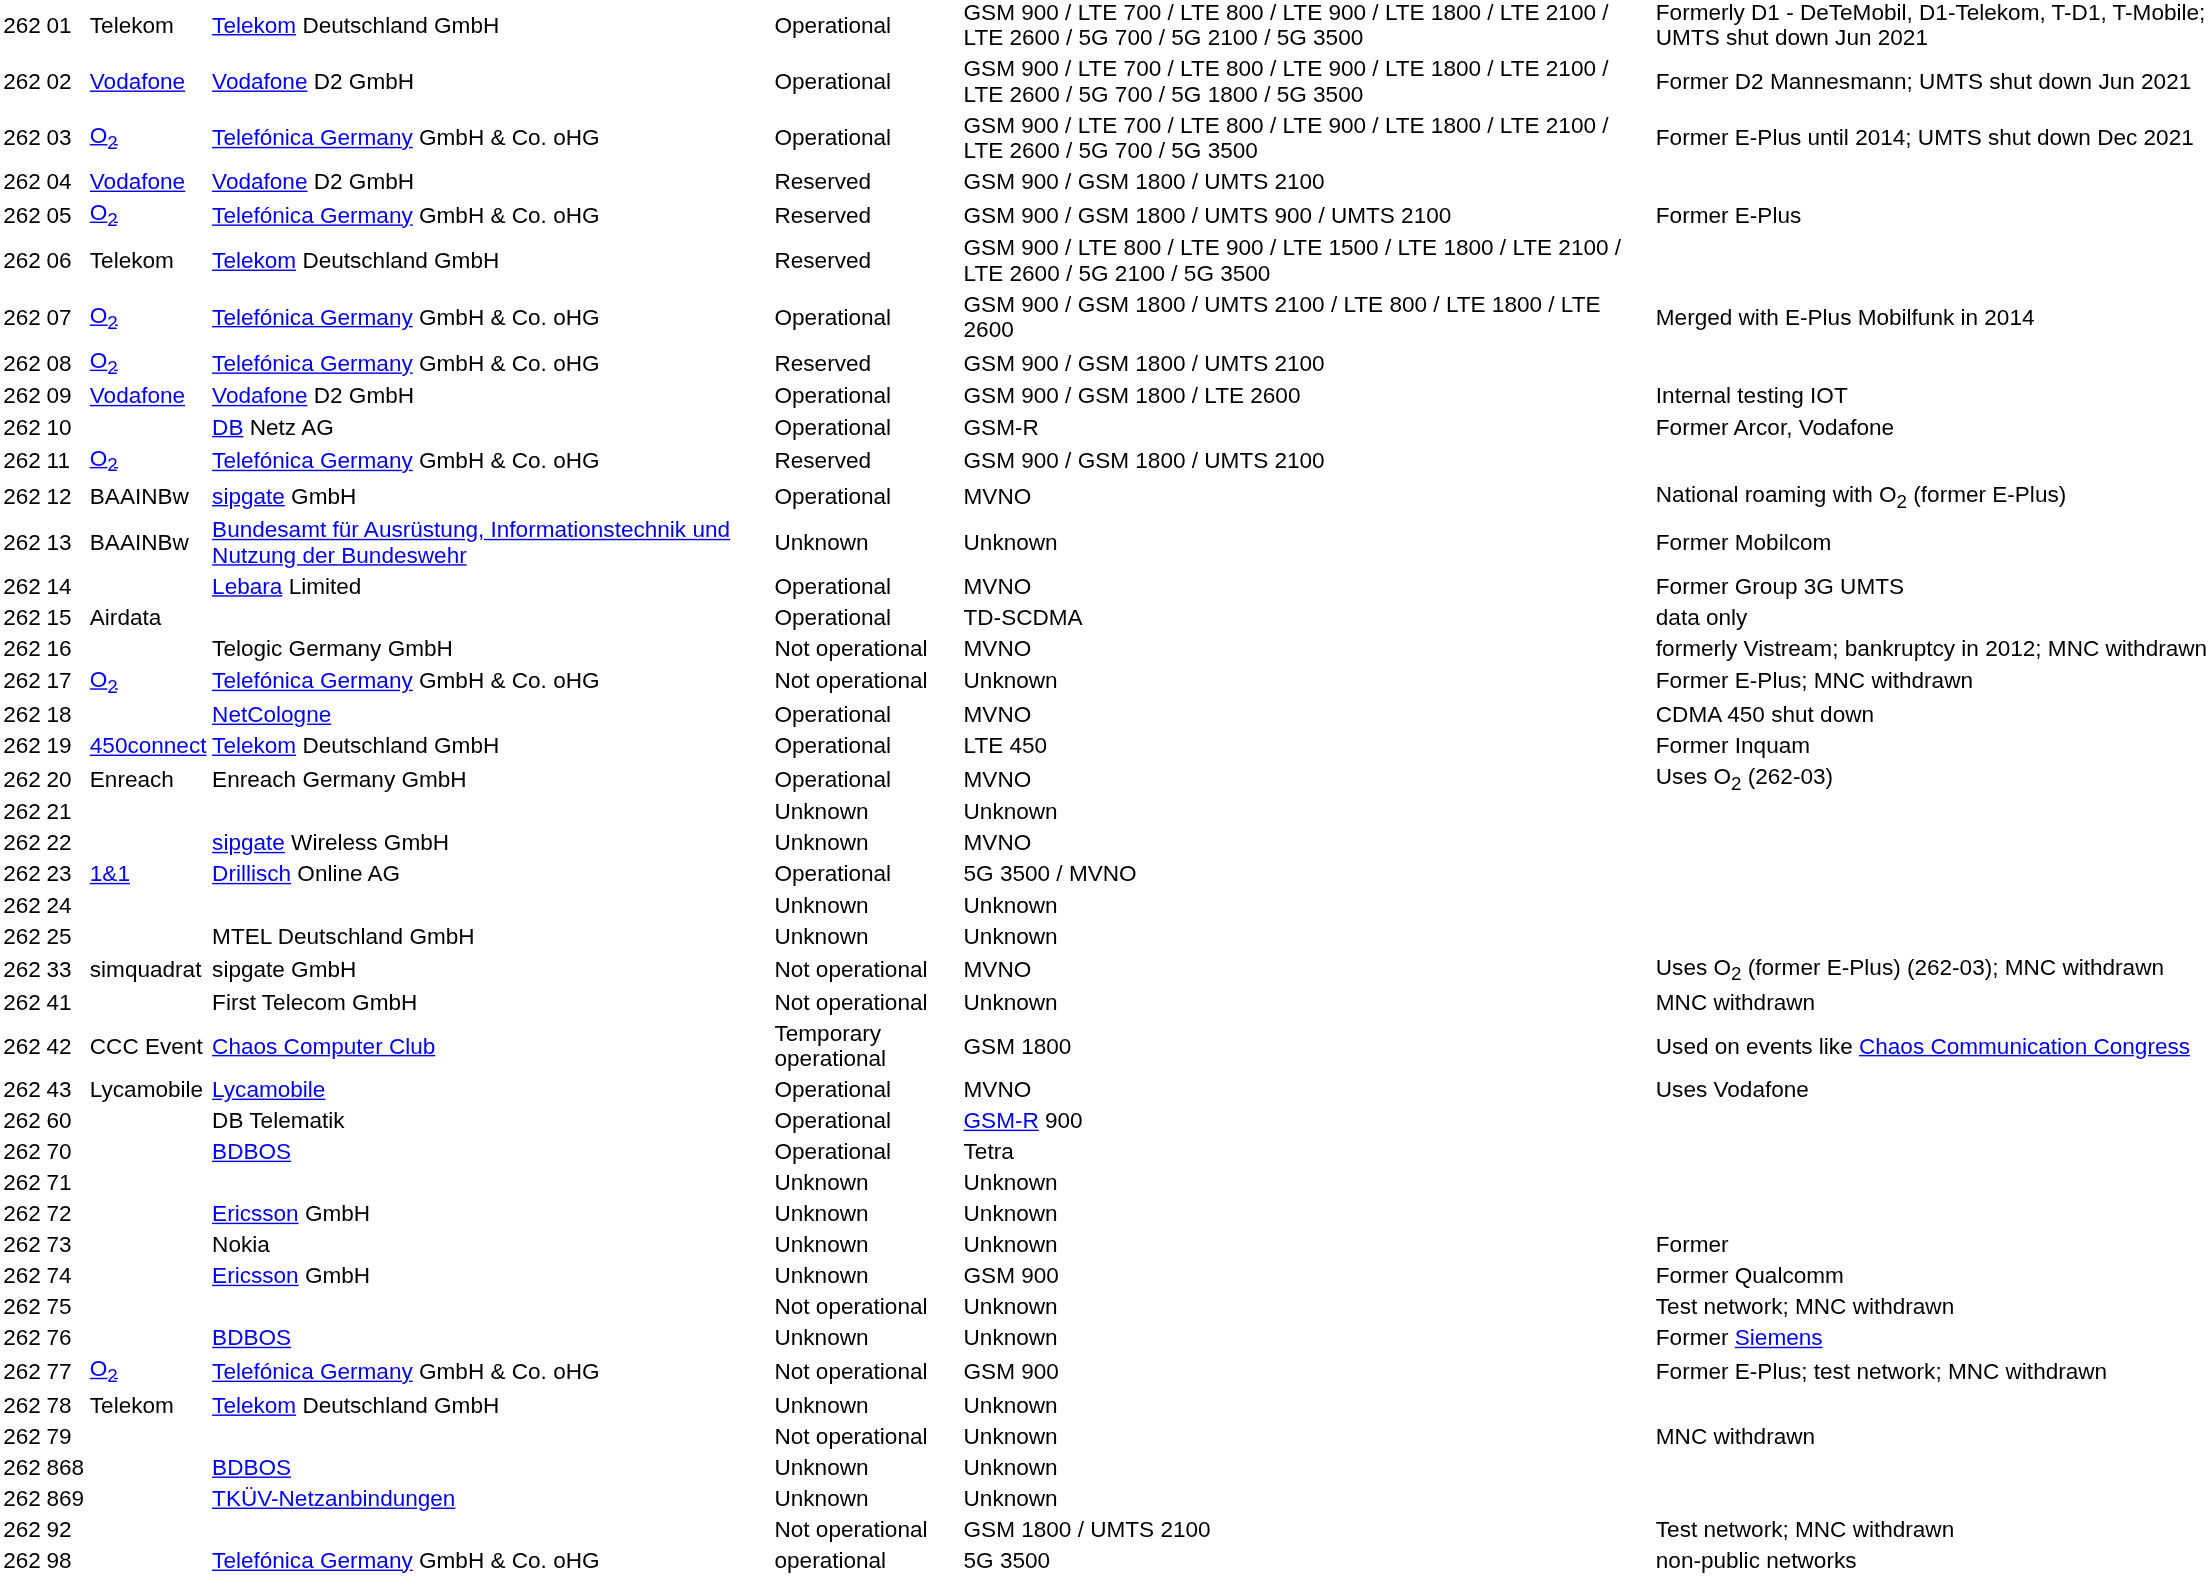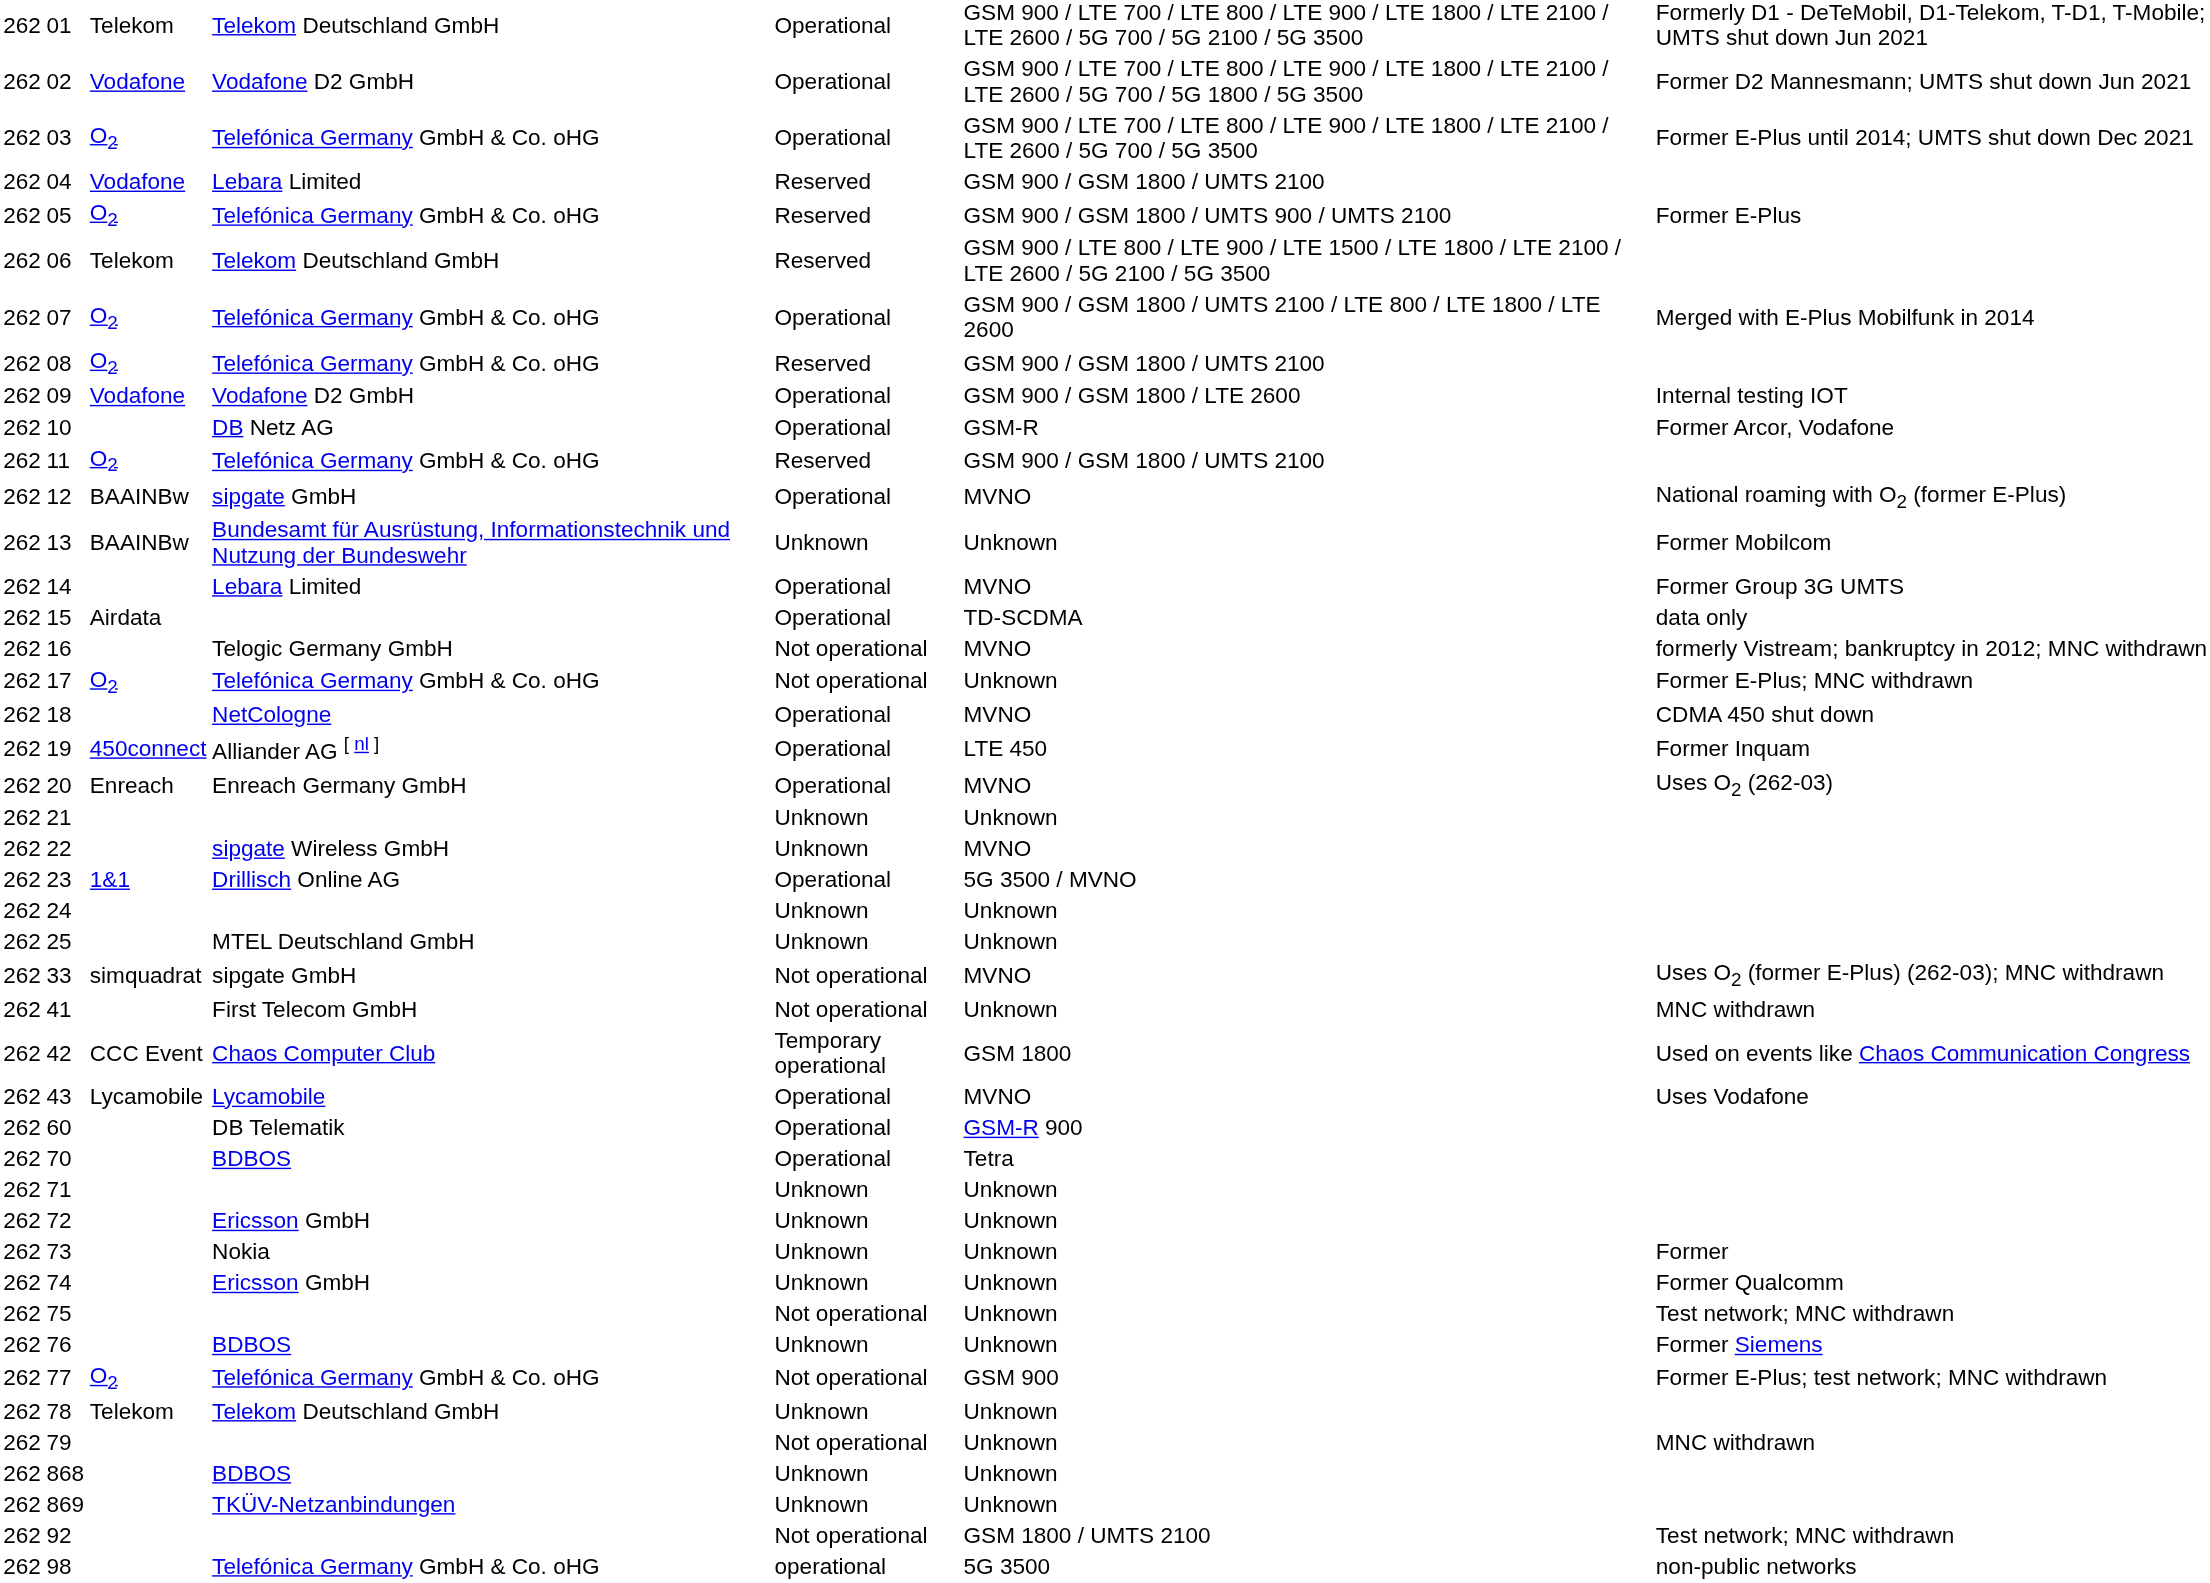(313, 181) Vodafone D2 GmbH -> (287, 181) Lebara Limited
(356, 745) Telekom Deutschland GmbH -> (296, 748) Alliander AG [ nl ]
(1011, 1276) GSM 900 -> (1011, 1282) Unknown
